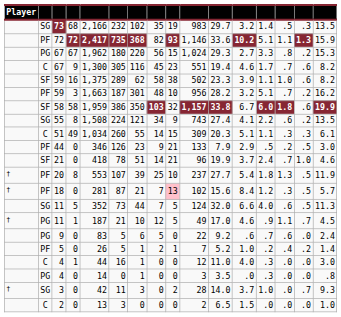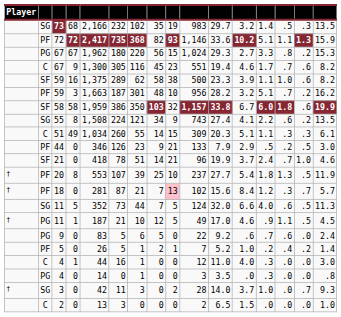(199, 81) 502 -> (199, 81) 500
(306, 192) .5 -> (306, 192) .7
(306, 221) .7 -> (306, 221) .5
